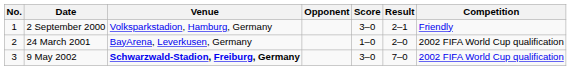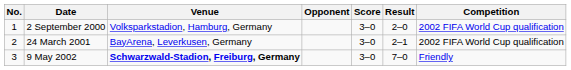(400, 27) 2–1 -> (400, 27) 2–0
(436, 27) Friendly -> (491, 27) 2002 FIFA World Cup qualification
(367, 42) 1–0 -> (367, 42) 3–0
(400, 42) 2–0 -> (400, 42) 2–1
(491, 57) 2002 FIFA World Cup qualification -> (436, 57) Friendly
